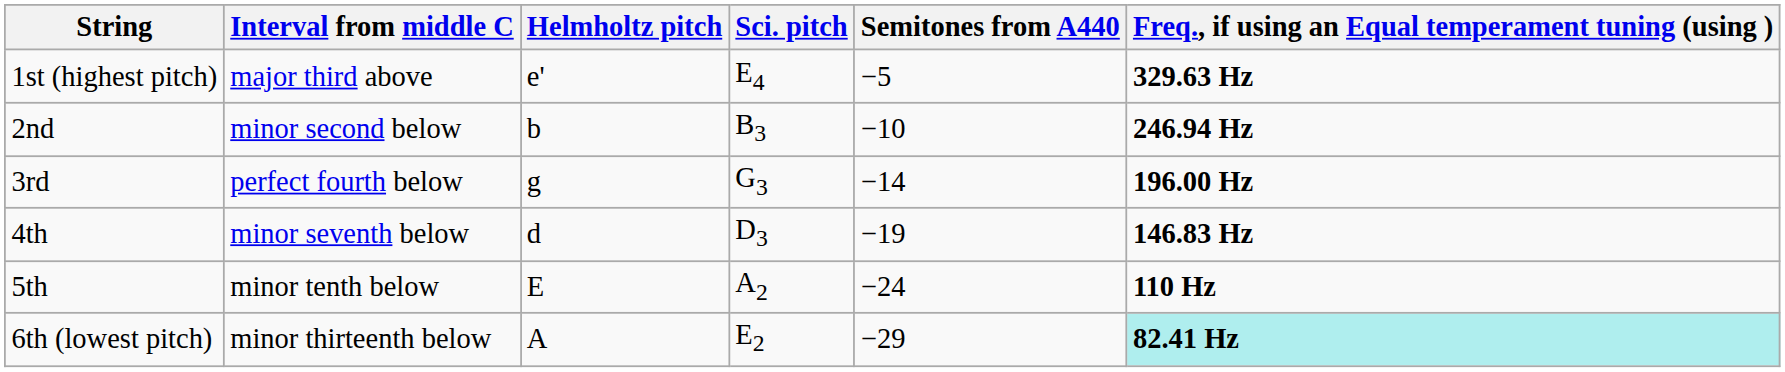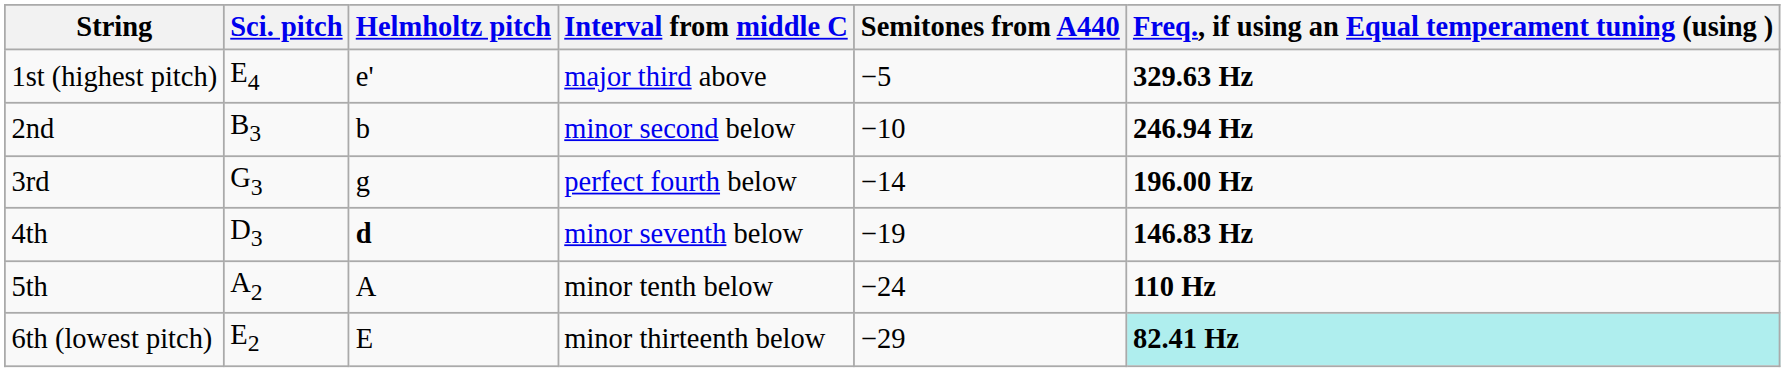columns swapped: (792, 27) <-> (372, 27)
(534, 233) normal -> (364, 233) bold
(536, 286) E -> (366, 286) A
(537, 339) A -> (364, 339) E
